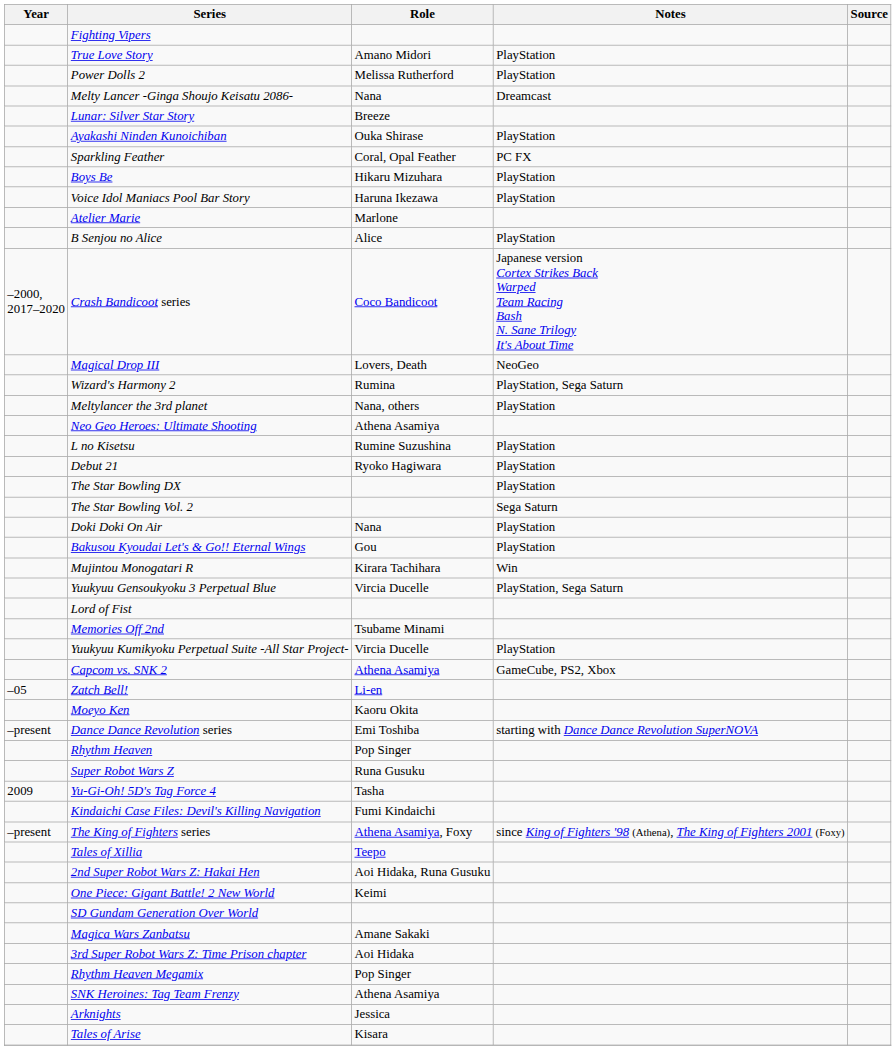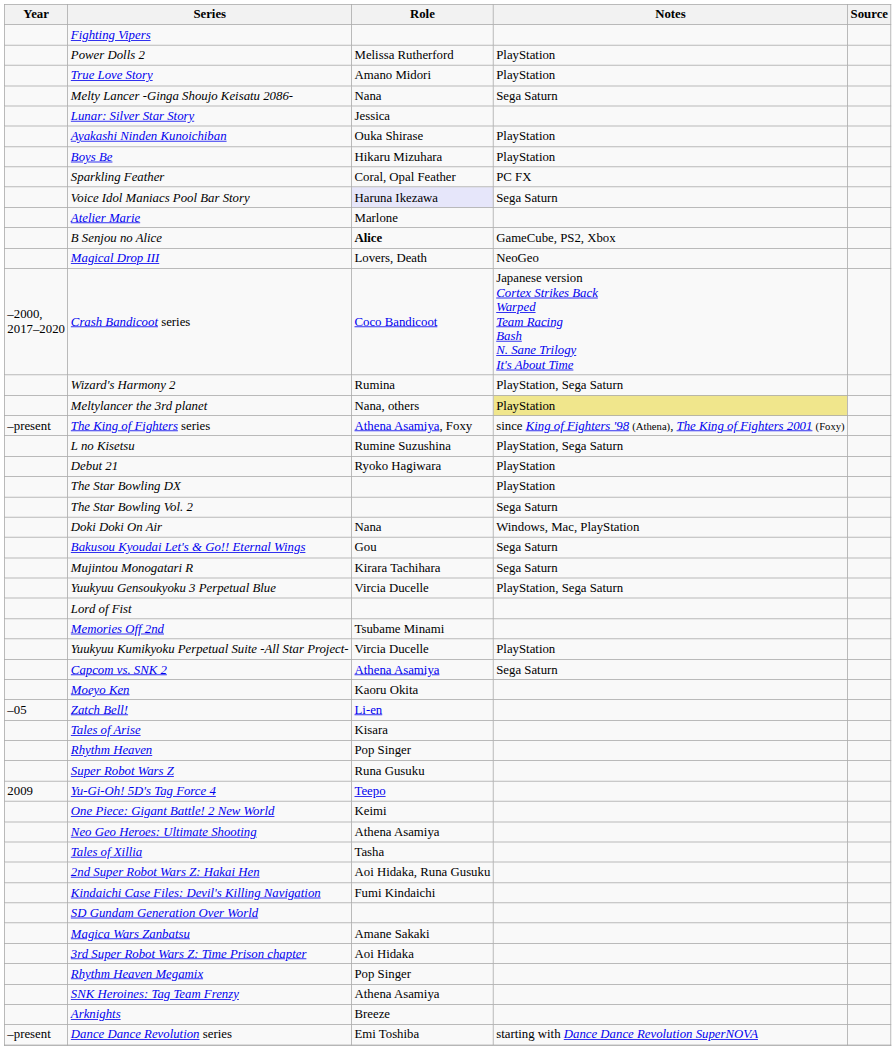rows swapped: (108, 75) <-> (112, 55)
(524, 95) Dreamcast -> (527, 95) Sega Saturn
(372, 116) Breeze -> (372, 116) Jessica
rows swapped: (92, 177) <-> (118, 156)
(396, 197) no background -> (396, 197) lavender background
(526, 197) PlayStation -> (527, 197) Sega Saturn
(368, 237) normal -> (368, 237) bold
(526, 237) PlayStation -> (556, 237) GameCube, PS2, Xbox
rows swapped: (131, 301) <-> (115, 364)
(526, 405) no background -> (526, 405) khaki background
rows swapped: (141, 831) <-> (164, 425)
(526, 446) PlayStation -> (560, 446) PlayStation, Sega Saturn
(526, 527) PlayStation -> (568, 527) Windows, Mac, PlayStation
(526, 547) PlayStation -> (527, 547) Sega Saturn
(507, 567) Win -> (527, 567) Sega Saturn
(556, 669) GameCube, PS2, Xbox -> (527, 669) Sega Saturn
rows swapped: (100, 710) <-> (99, 689)
rows swapped: (151, 730) <-> (106, 1034)
(369, 791) Tasha -> (370, 791) Teepo
rows swapped: (196, 811) <-> (173, 892)
(370, 852) Teepo -> (369, 852) Tasha
(372, 1014) Jessica -> (372, 1014) Breeze
